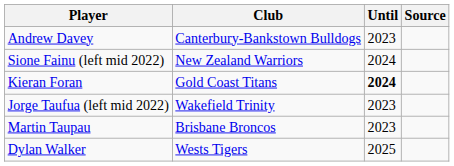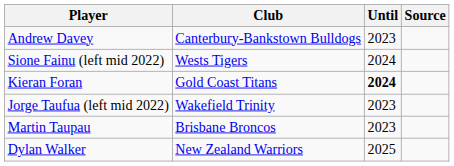(239, 60) New Zealand Warriors -> (211, 60) Wests Tigers
(211, 149) Wests Tigers -> (239, 149) New Zealand Warriors
